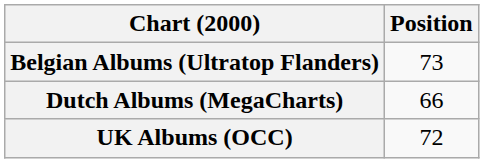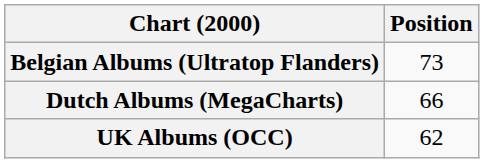(431, 137) 72 -> (431, 137) 62
